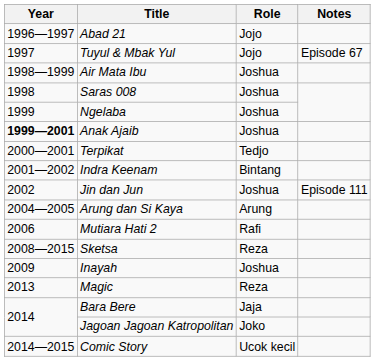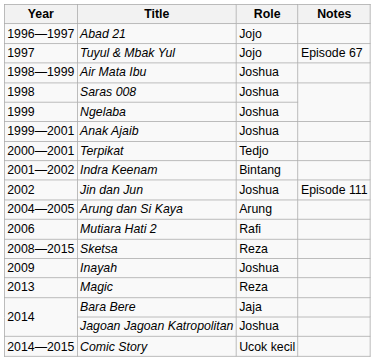(41, 131) bold -> (41, 131) normal
(252, 326) Joko -> (259, 326) Joshua
